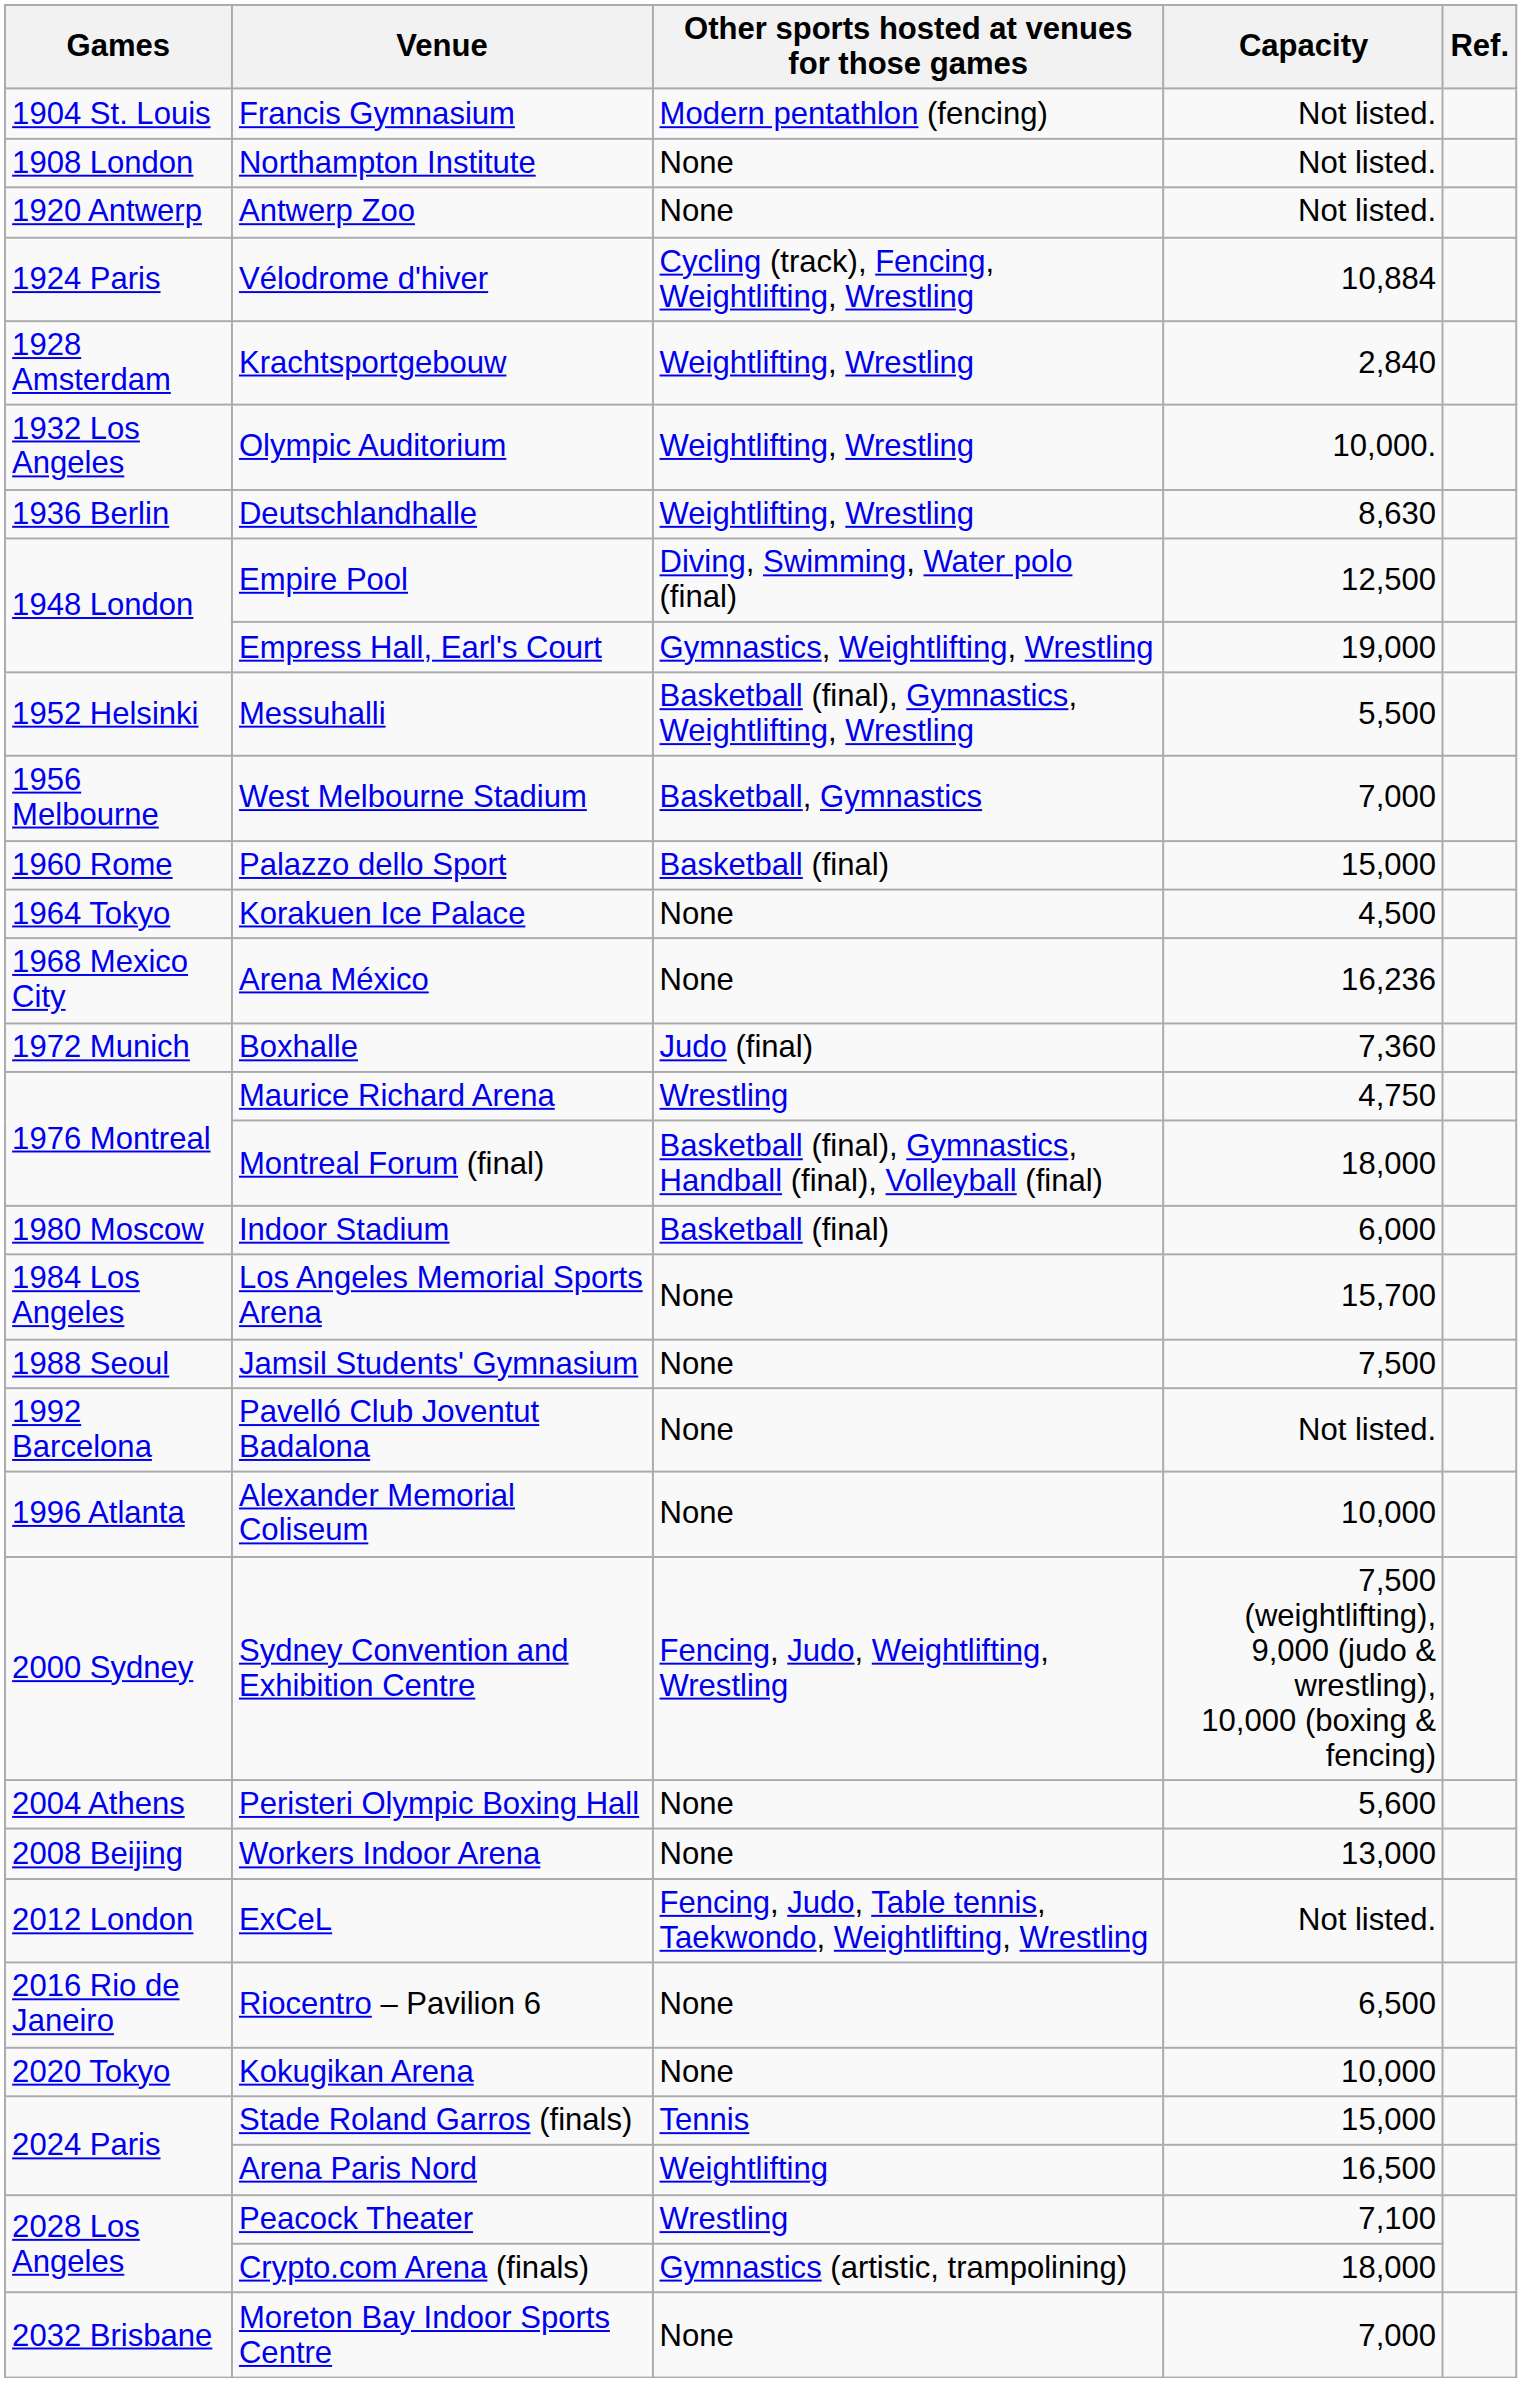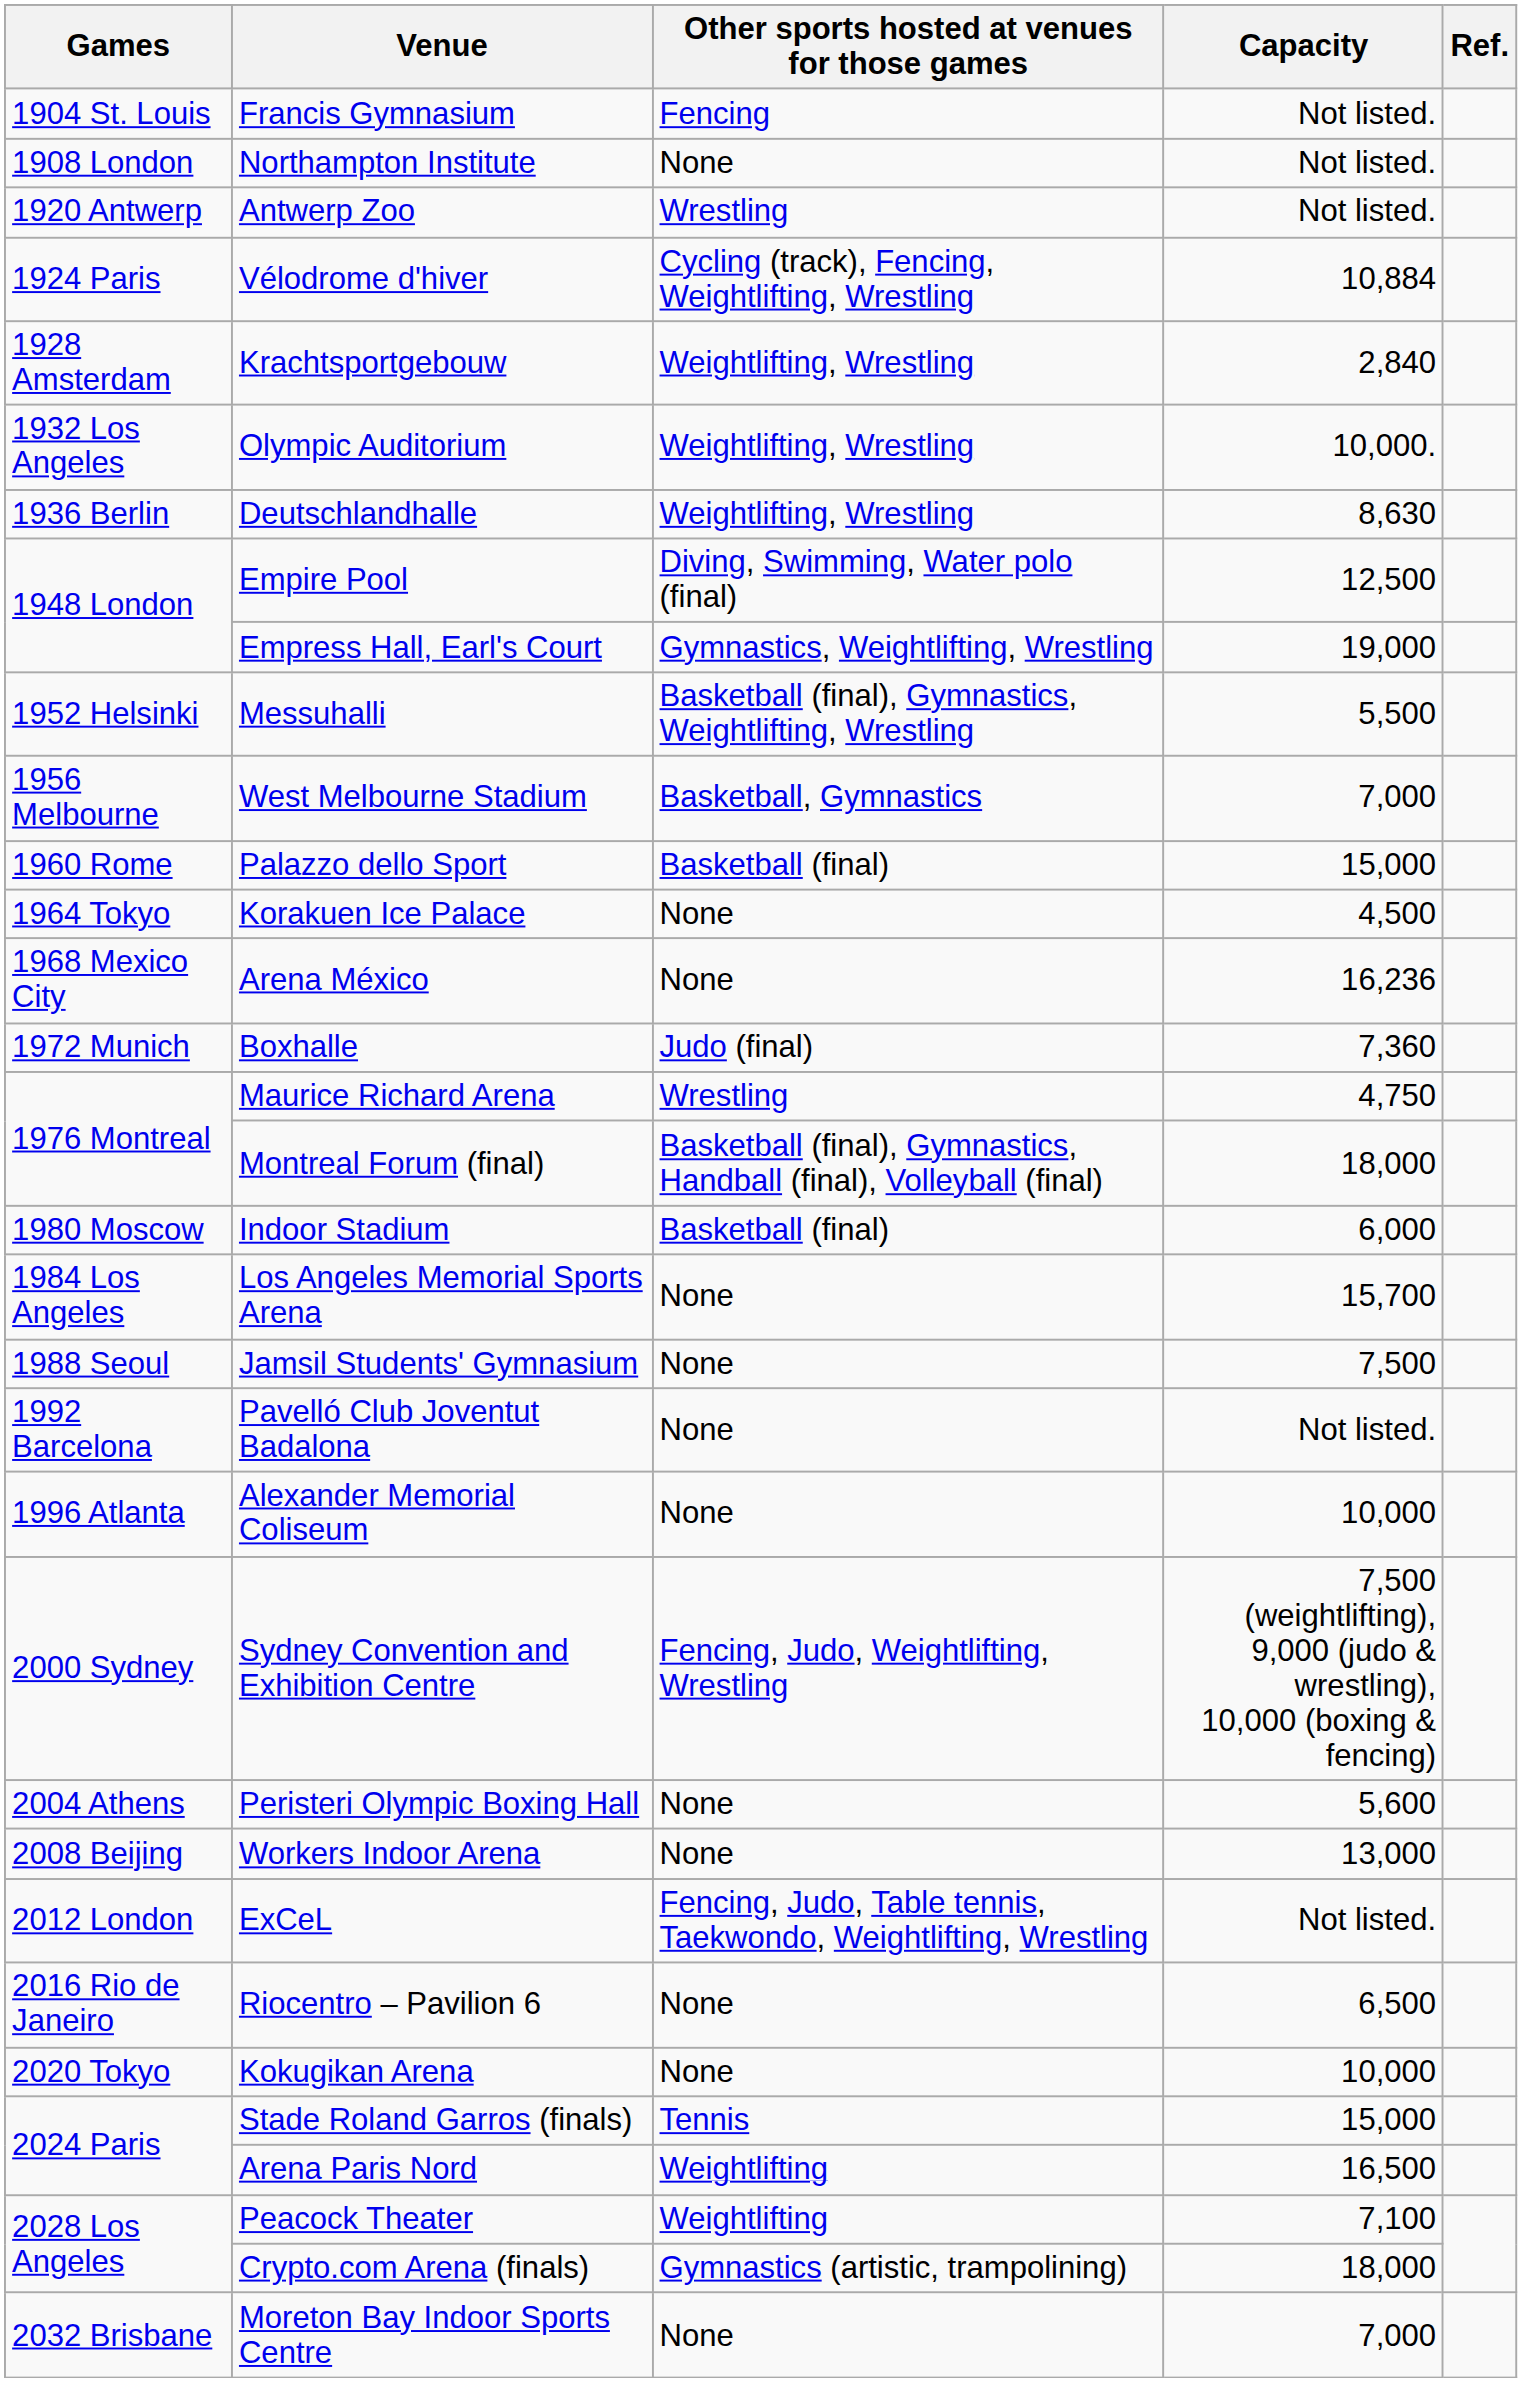(854, 113) Modern pentathlon (fencing) -> (715, 113) Fencing
(697, 211) None -> (724, 211) Wrestling
(724, 2218) Wrestling -> (744, 2218) Weightlifting
